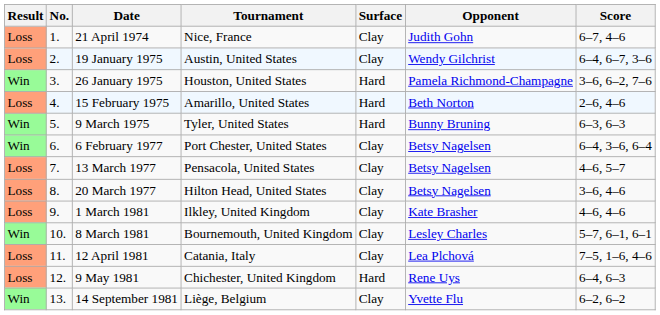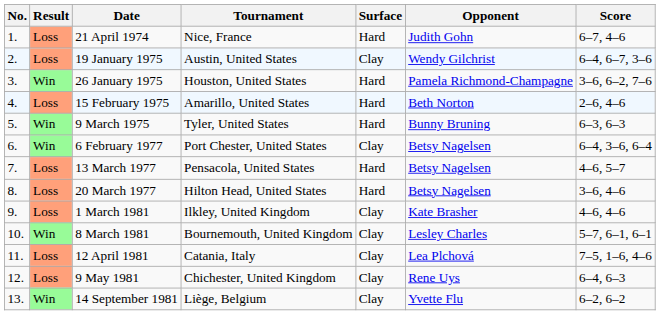columns swapped: (25, 15) <-> (59, 15)
(371, 37) Clay -> (372, 37) Hard
(371, 168) Clay -> (372, 168) Hard
(371, 190) Clay -> (372, 190) Hard
(372, 277) Hard -> (371, 277) Clay
